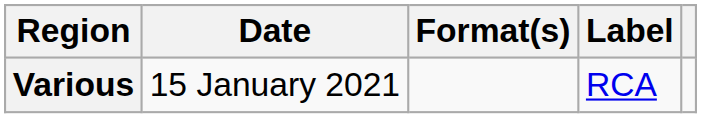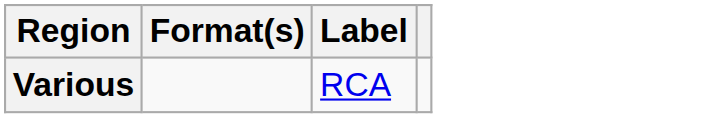- column: (275, 31)
